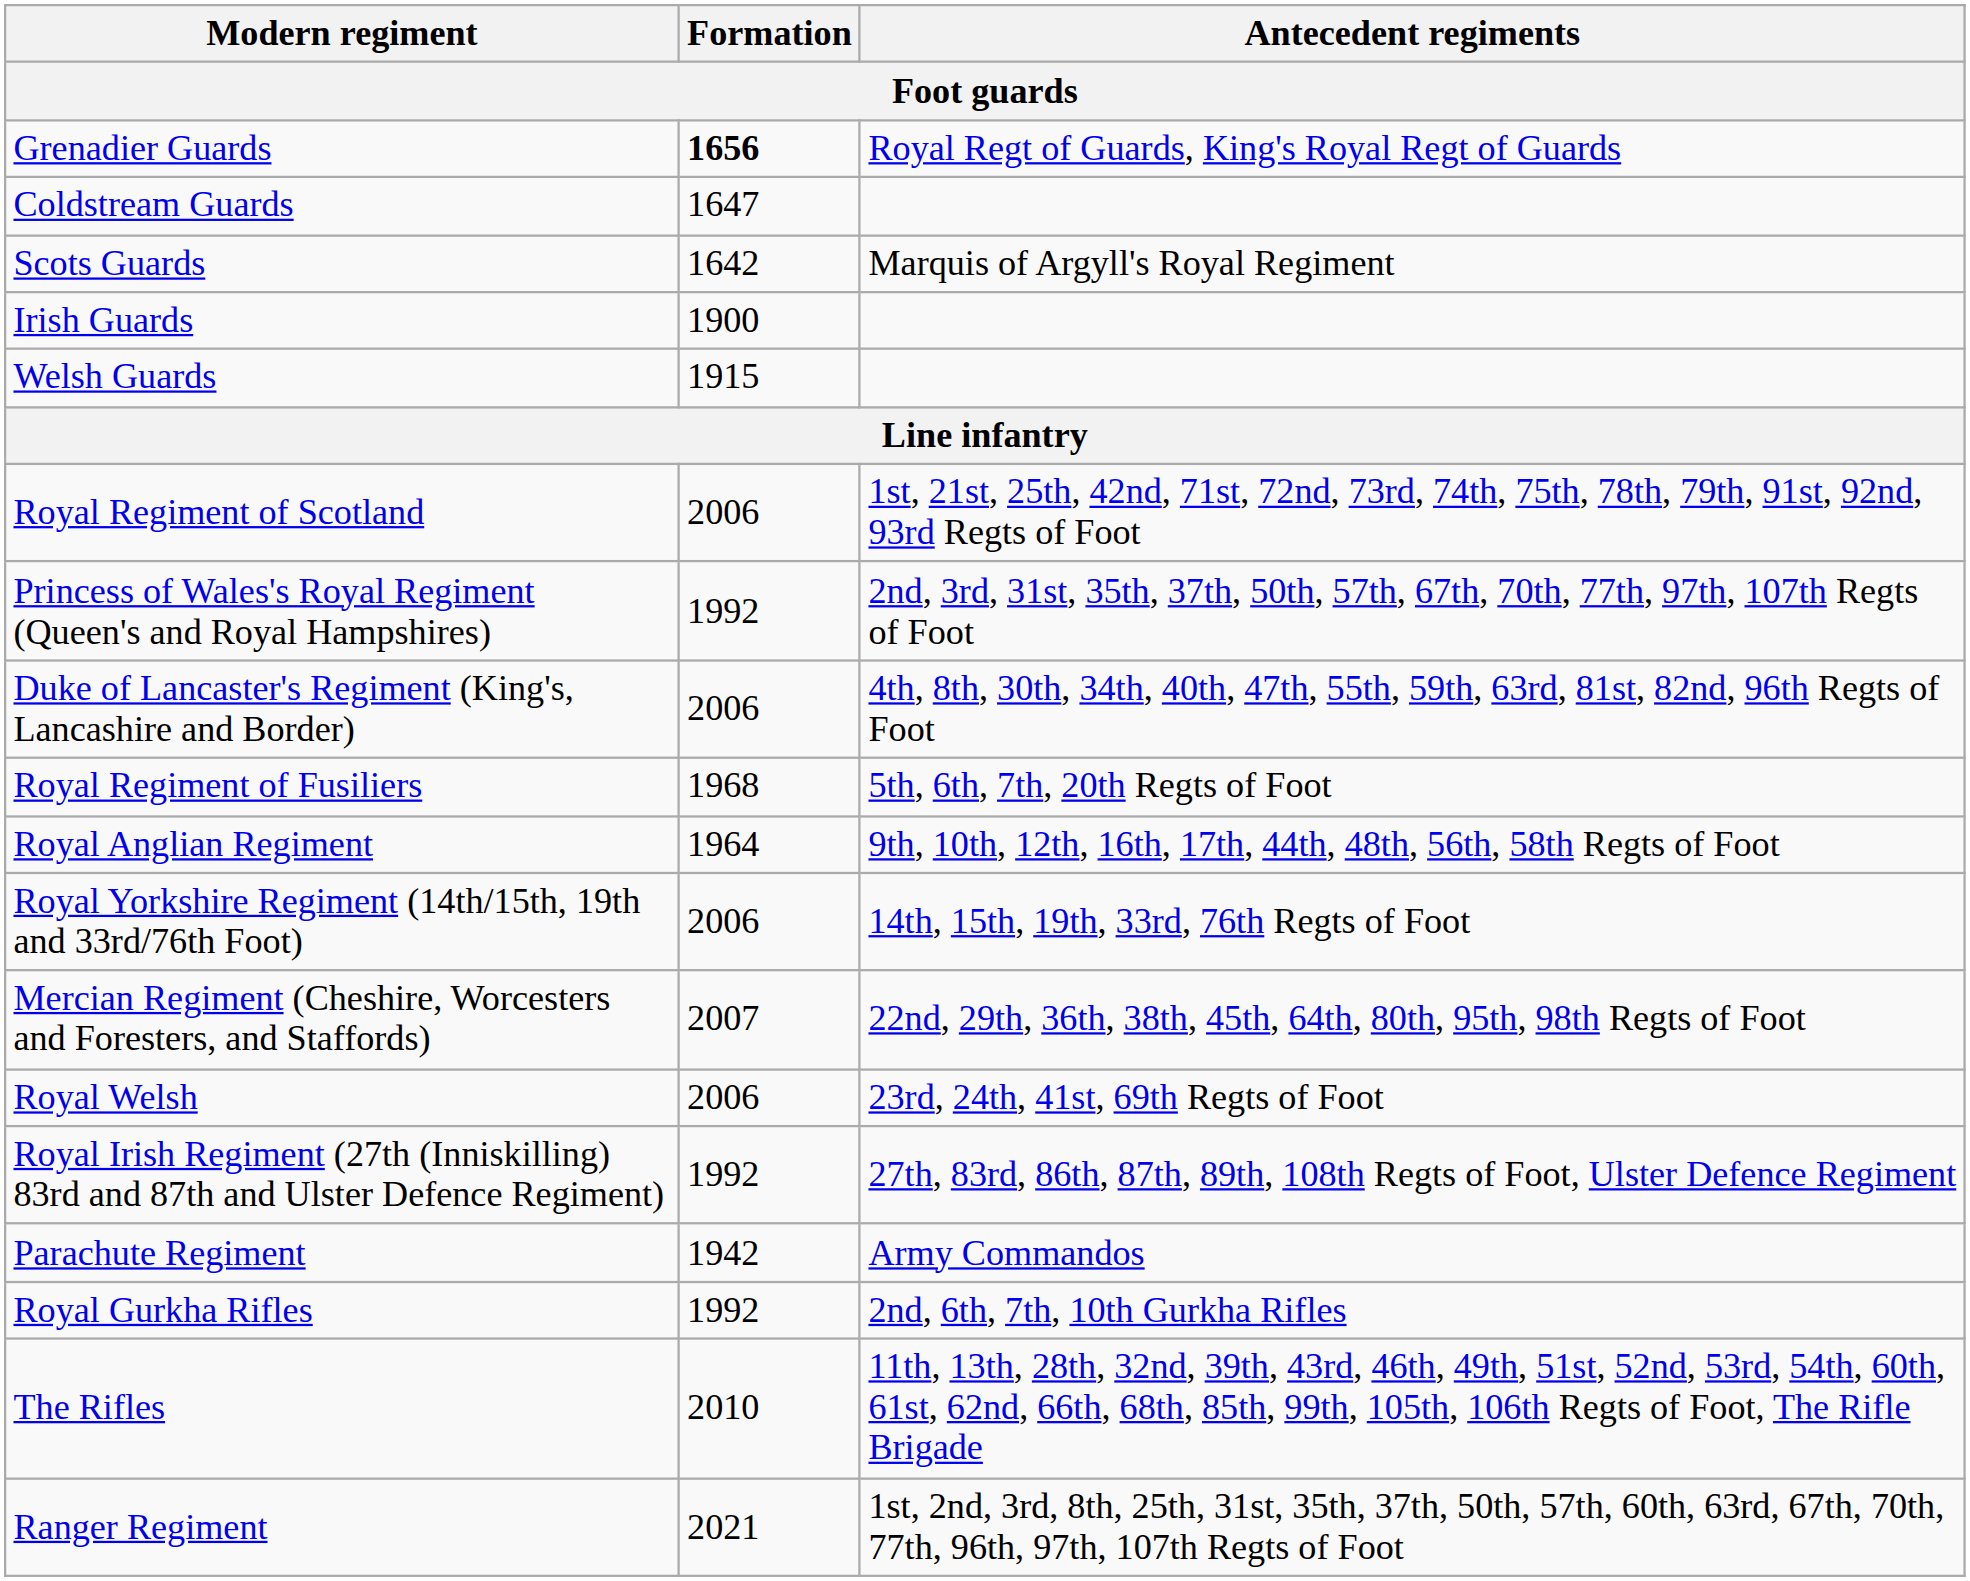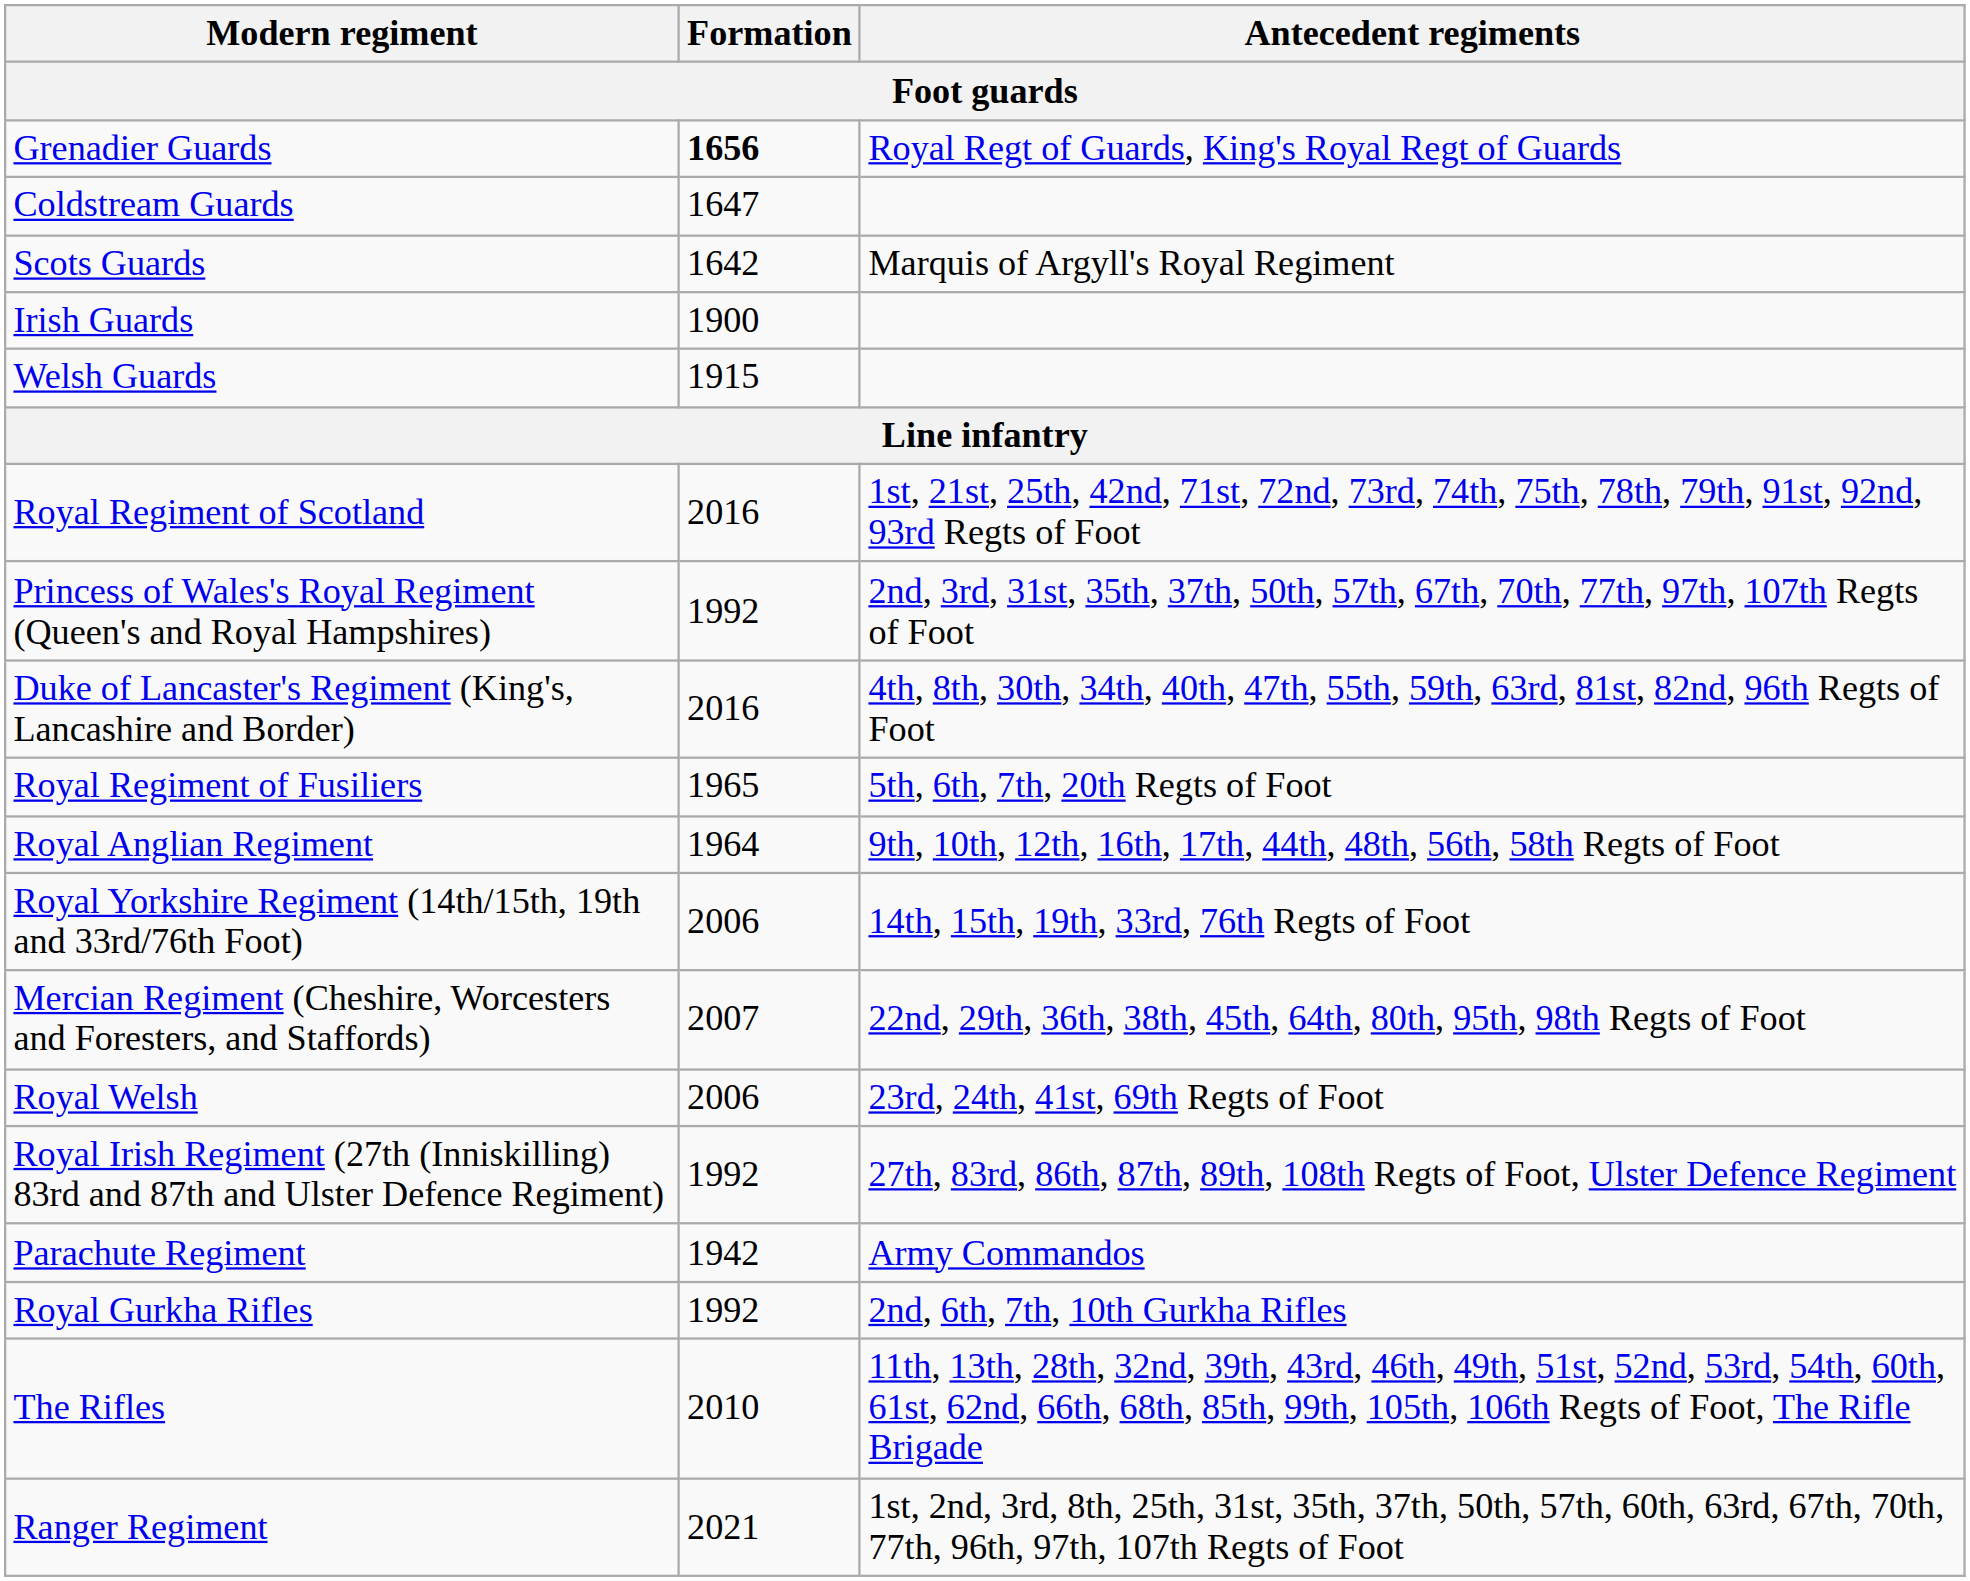(723, 512) 2006 -> (723, 512) 2016
(723, 708) 2006 -> (723, 708) 2016
(723, 786) 1968 -> (723, 786) 1965
